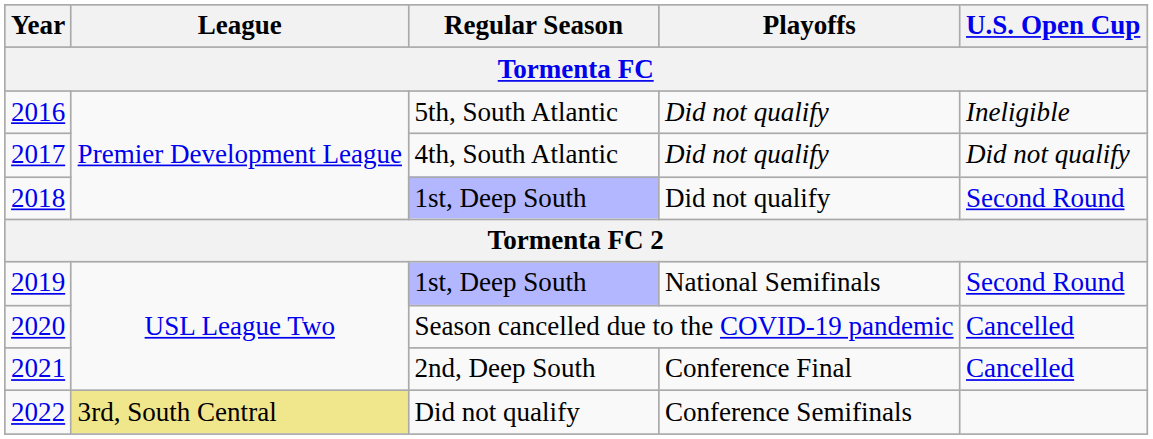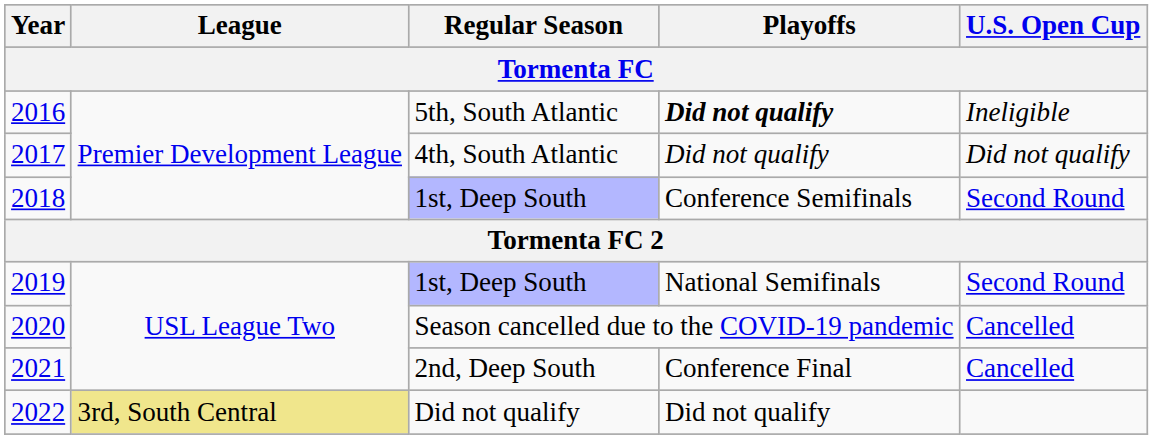(747, 111) normal -> (749, 111) bold
(748, 197) Did not qualify -> (789, 197) Conference Semifinals
(789, 411) Conference Semifinals -> (748, 411) Did not qualify
